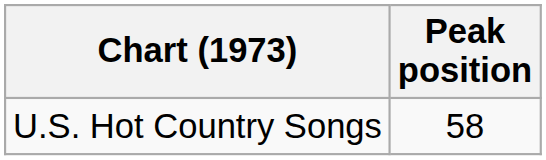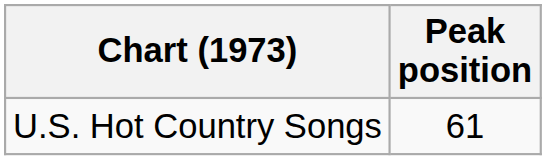(465, 125) 58 -> (465, 125) 61
